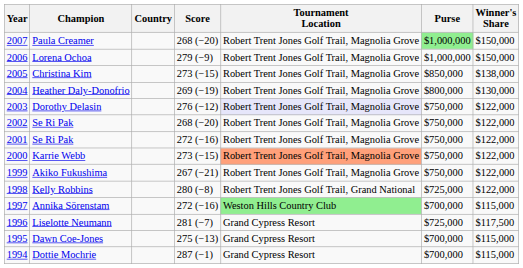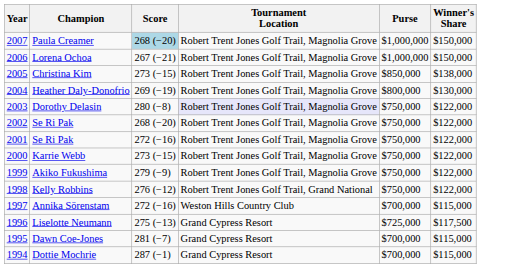- column: (153, 18)
(197, 40) no background -> (155, 40) lightblue background
(447, 40) lightgreen background -> (405, 40) no background
(195, 57) 279 (−9) -> (155, 57) 267 (−21)
(197, 106) 276 (−12) -> (153, 106) 280 (−8)
(321, 156) lightsalmon background -> (279, 156) no background
(197, 172) 267 (−21) -> (153, 172) 279 (−9)
(195, 189) 280 (−8) -> (155, 189) 276 (−12)
(443, 189) $725,000 -> (401, 189) $750,000
(280, 205) lightgreen background -> (237, 205) no background
(195, 222) 281 (−7) -> (155, 222) 275 (−13)
(197, 238) 275 (−13) -> (153, 238) 281 (−7)
